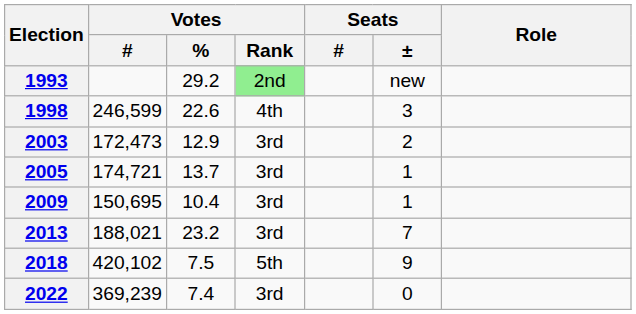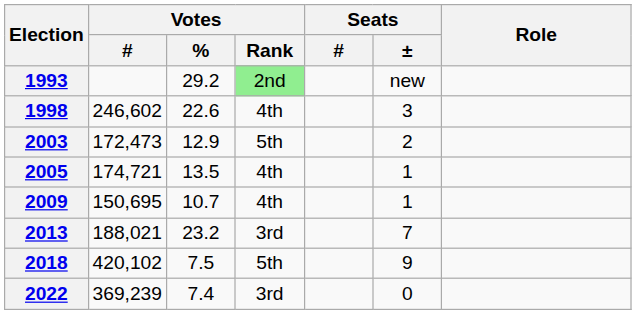(127, 111) 246,599 -> (127, 111) 246,602
(270, 141) 3rd -> (270, 141) 5th
(201, 171) 13.7 -> (201, 171) 13.5
(270, 171) 3rd -> (270, 171) 4th
(201, 202) 10.4 -> (201, 202) 10.7
(270, 202) 3rd -> (270, 202) 4th
